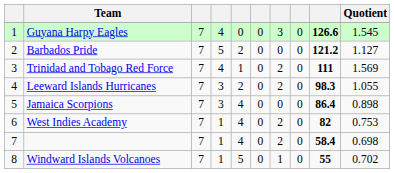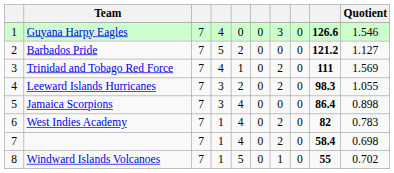(365, 31) 1.545 -> (365, 31) 1.546
(365, 123) 0.753 -> (365, 123) 0.783
